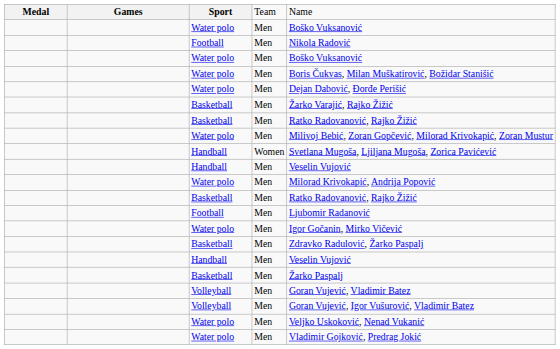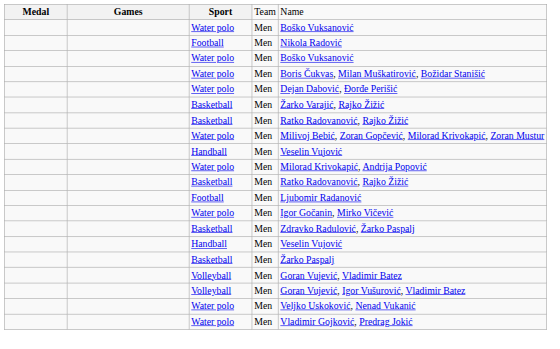- row: (209, 151)
